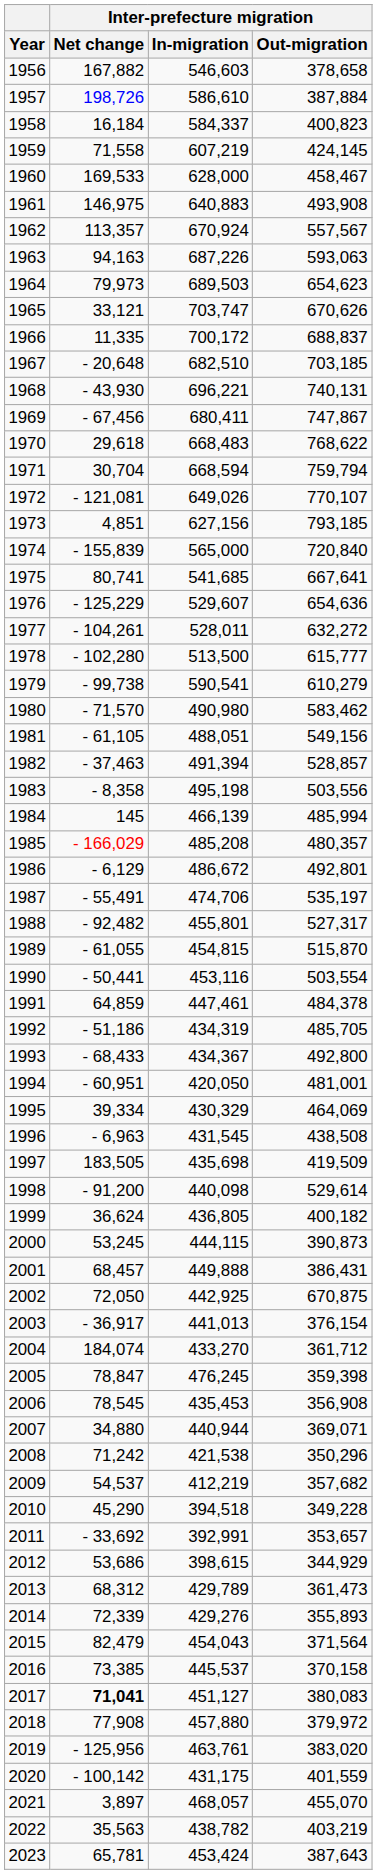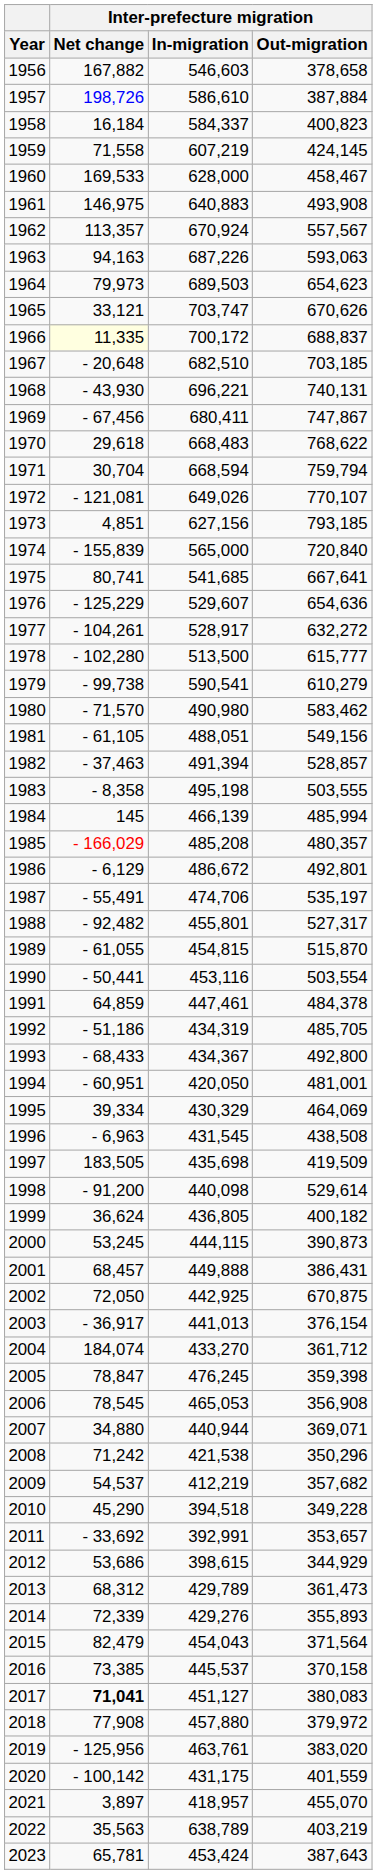(119, 337) no background -> (119, 337) lightyellow background
(219, 630) 528,011 -> (219, 630) 528,917
(337, 790) 503,556 -> (337, 790) 503,555
(219, 1403) 435,453 -> (219, 1403) 465,053
(219, 1802) 468,057 -> (219, 1802) 418,957
(219, 1829) 438,782 -> (219, 1829) 638,789
